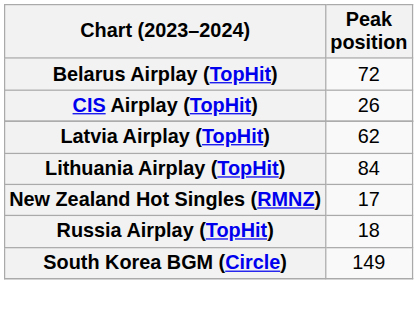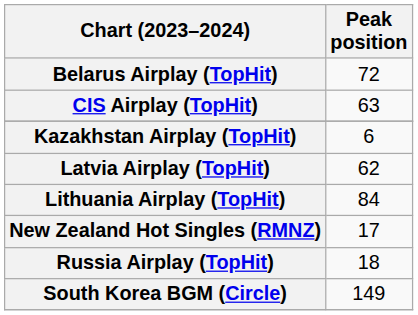(369, 105) 26 -> (369, 105) 63
+ row: (165, 136)
